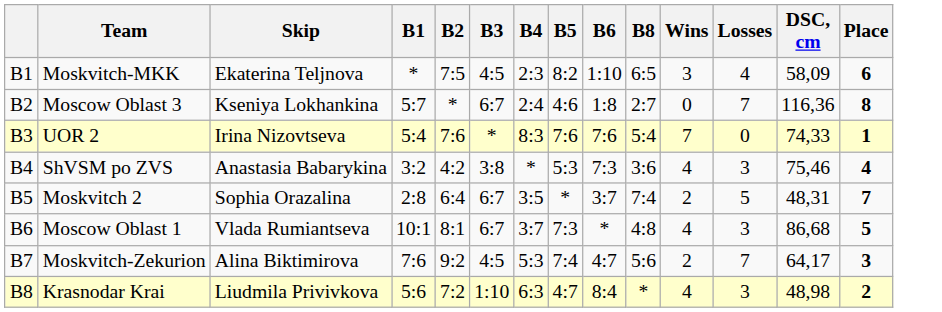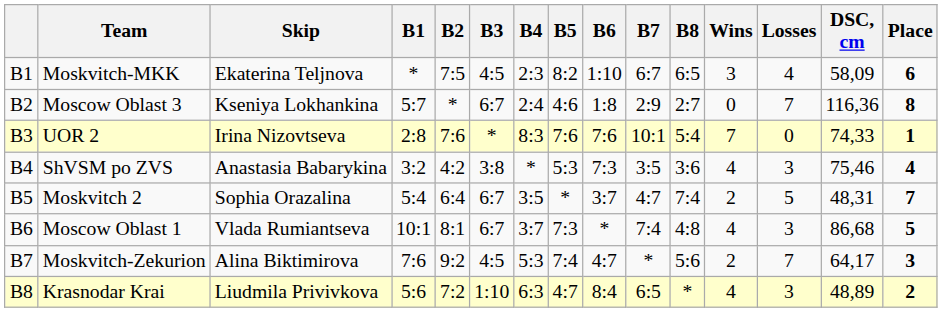+ column: (648, 31)
(413, 135) 5:4 -> (413, 135) 2:8
(413, 198) 2:8 -> (413, 198) 5:4
(808, 291) 48,98 -> (852, 291) 48,89
